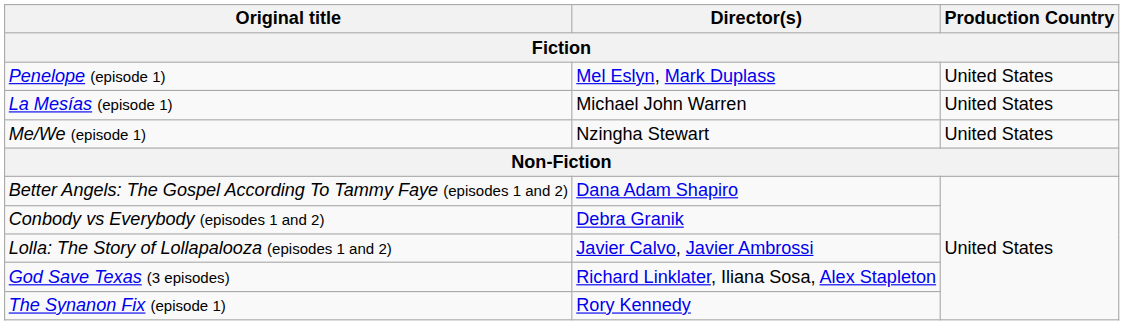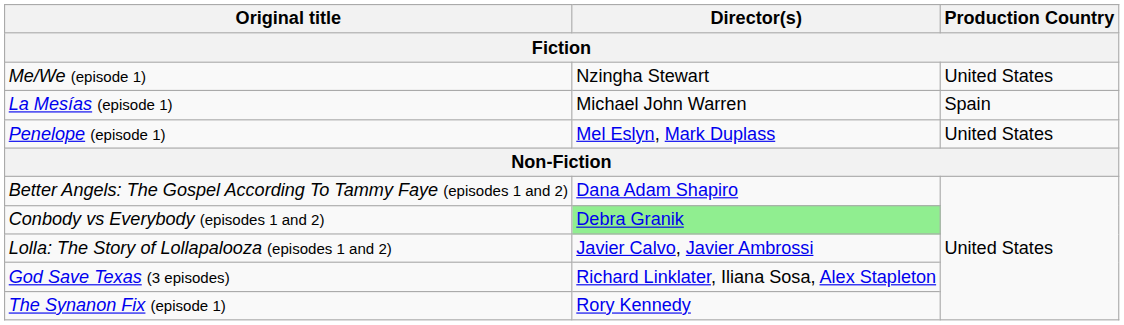rows swapped: (77, 133) <-> (87, 76)
(999, 104) United States -> (968, 104) Spain
(630, 219) no background -> (630, 219) lightgreen background
